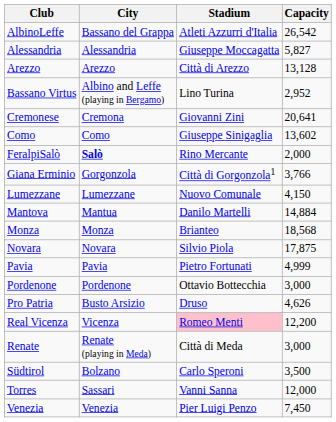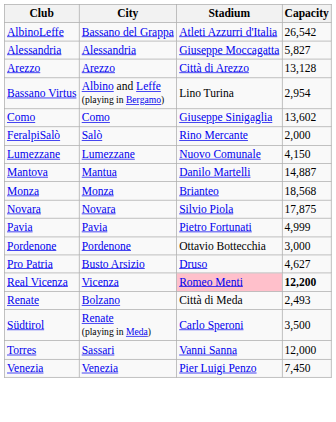(298, 93) 2,952 -> (298, 93) 2,954
- row: (33, 117)
(92, 154) bold -> (92, 136) normal
- row: (41, 174)
(300, 212) 14,884 -> (300, 172) 14,887
(298, 303) 4,626 -> (298, 264) 4,627
(300, 322) normal -> (300, 282) bold
(116, 346) Renate (playing in Meda) -> (101, 300) Bolzano
(298, 346) 3,000 -> (298, 300) 2,493
(101, 371) Bolzano -> (116, 325) Renate (playing in Meda)
